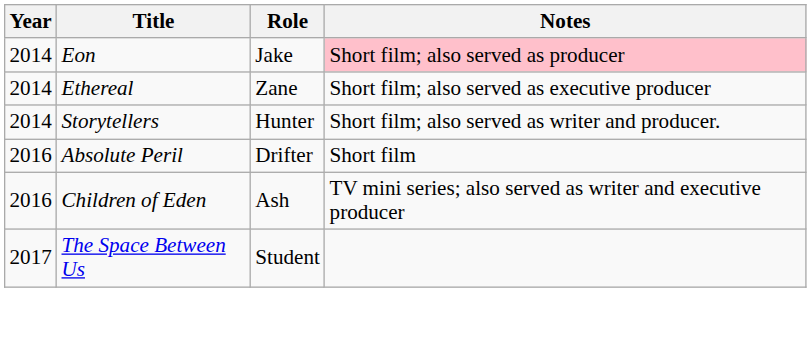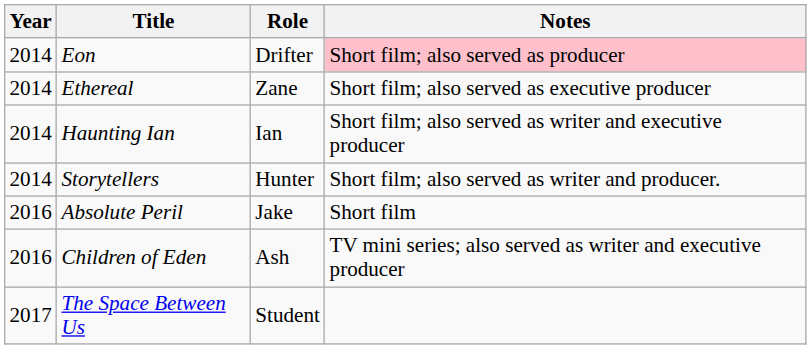(274, 54) Jake -> (284, 54) Drifter
+ row: (118, 133)
(284, 155) Drifter -> (274, 212) Jake
